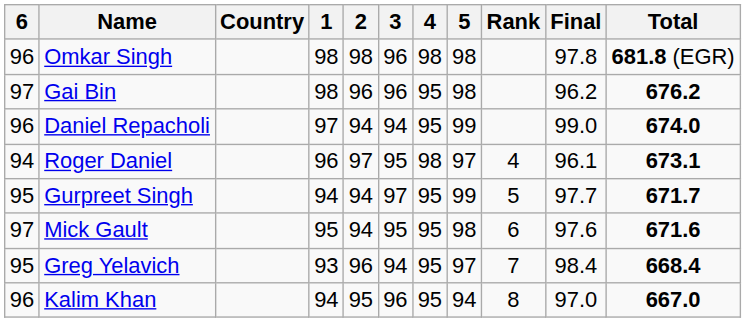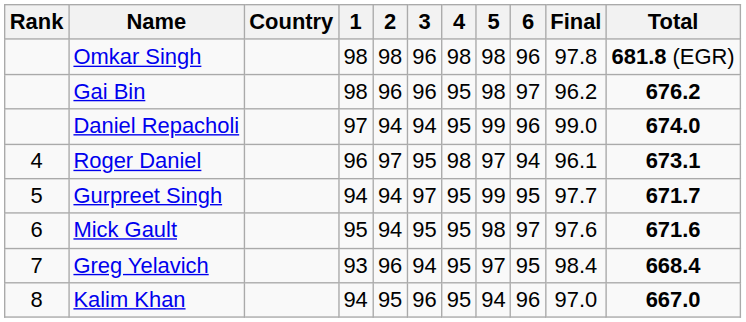columns swapped: (513, 21) <-> (22, 21)
